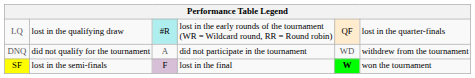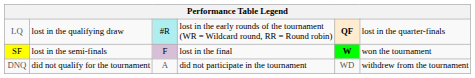(347, 32) normal -> (347, 32) bold
rows swapped: (17, 66) <-> (17, 52)
